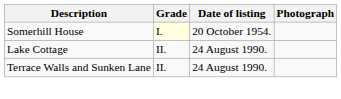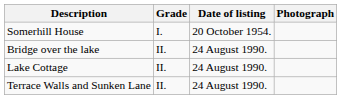(159, 31) lightyellow background -> (159, 31) no background
+ row: (53, 49)
